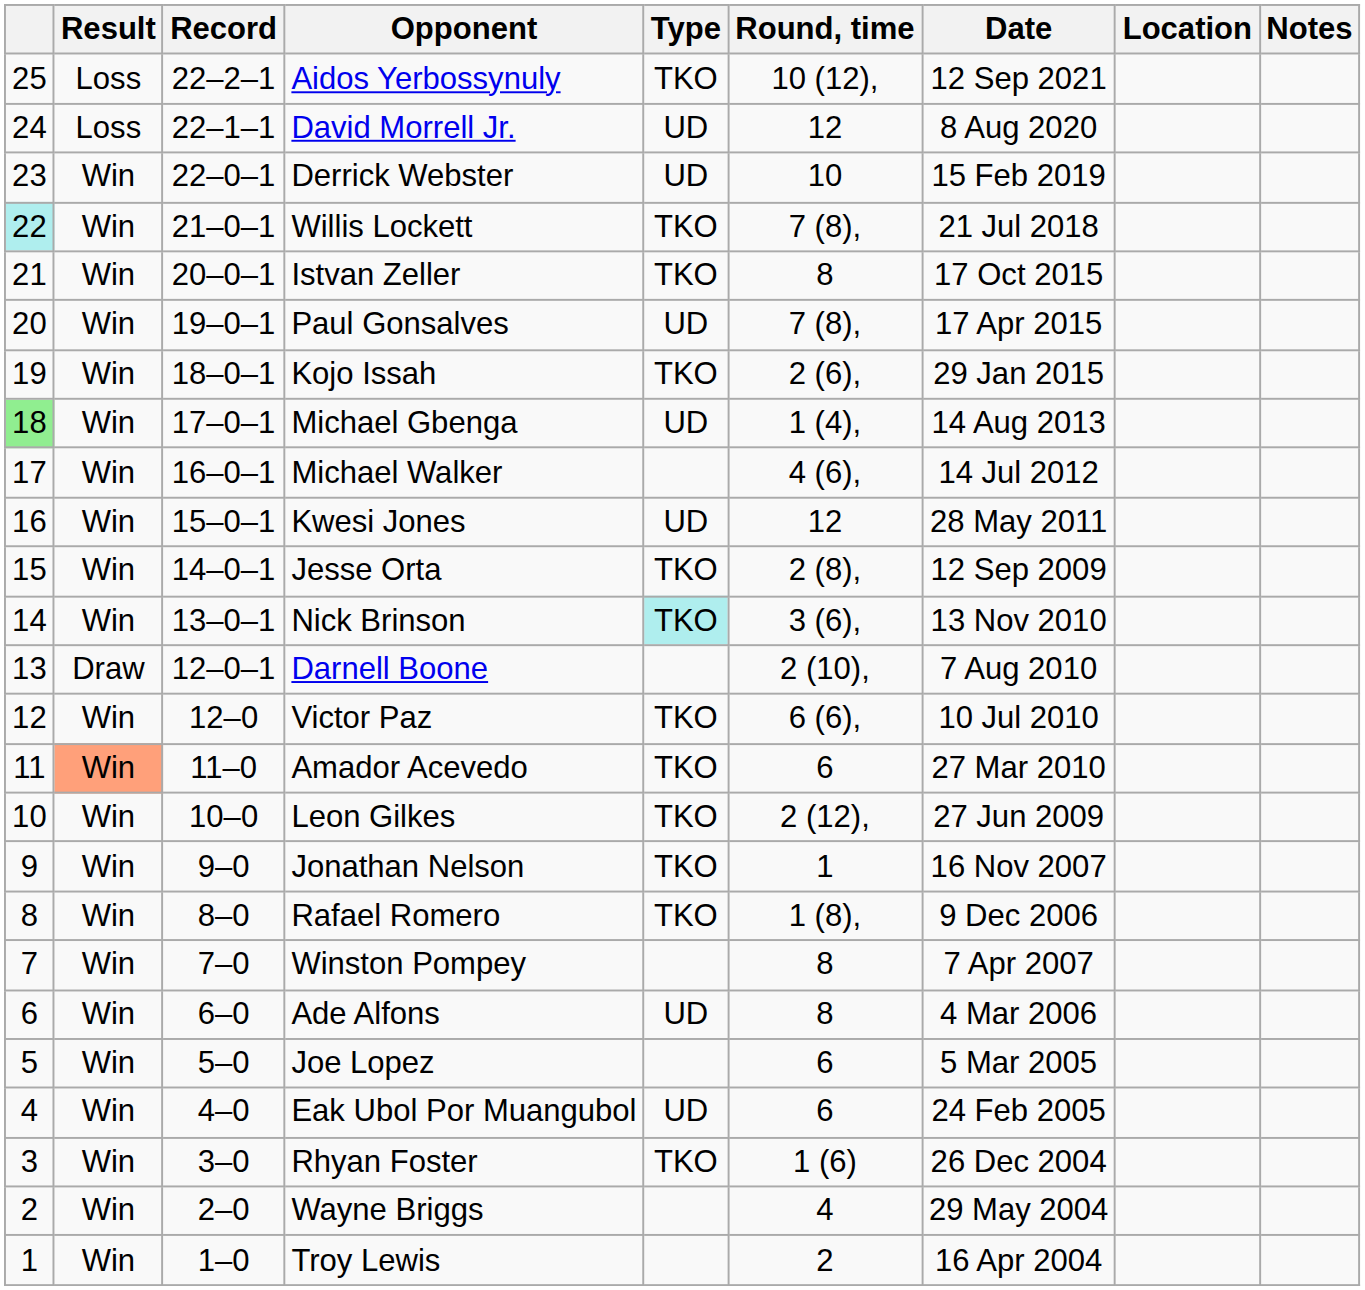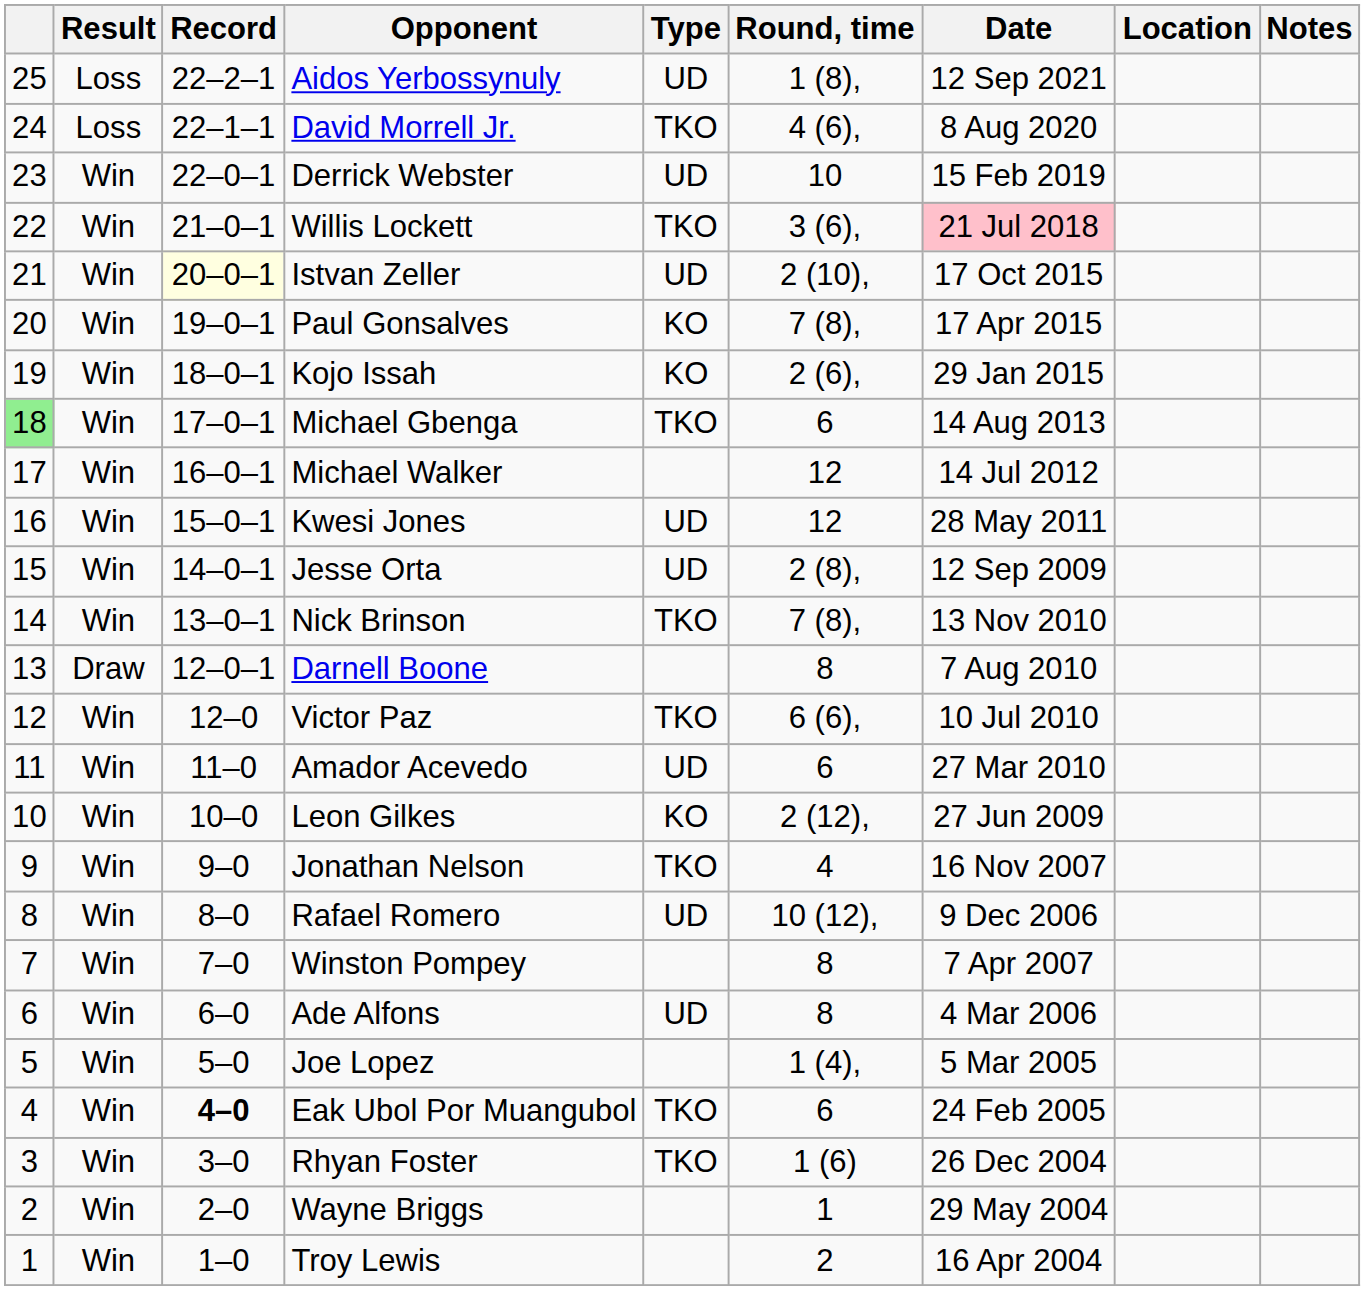(686, 78) TKO -> (686, 78) UD
(825, 78) 10 (12), -> (825, 78) 1 (8),
(686, 127) UD -> (686, 127) TKO
(825, 127) 12 -> (825, 127) 4 (6),
(29, 226) paleturquoise background -> (29, 226) no background
(825, 226) 7 (8), -> (825, 226) 3 (6),
(1019, 226) no background -> (1019, 226) pink background
(224, 275) no background -> (224, 275) lightyellow background
(686, 275) TKO -> (686, 275) UD
(825, 275) 8 -> (825, 275) 2 (10),
(686, 324) UD -> (686, 324) KO
(686, 373) TKO -> (686, 373) KO
(686, 422) UD -> (686, 422) TKO
(825, 422) 1 (4), -> (825, 422) 6
(825, 472) 4 (6), -> (825, 472) 12
(686, 570) TKO -> (686, 570) UD
(686, 619) paleturquoise background -> (686, 619) no background
(825, 619) 3 (6), -> (825, 619) 7 (8),
(825, 669) 2 (10), -> (825, 669) 8
(108, 767) lightsalmon background -> (108, 767) no background
(686, 767) TKO -> (686, 767) UD
(686, 816) TKO -> (686, 816) KO
(825, 865) 1 -> (825, 865) 4
(686, 915) TKO -> (686, 915) UD
(825, 915) 1 (8), -> (825, 915) 10 (12),
(825, 1062) 6 -> (825, 1062) 1 (4),
(224, 1112) normal -> (224, 1112) bold
(686, 1112) UD -> (686, 1112) TKO
(825, 1210) 4 -> (825, 1210) 1
